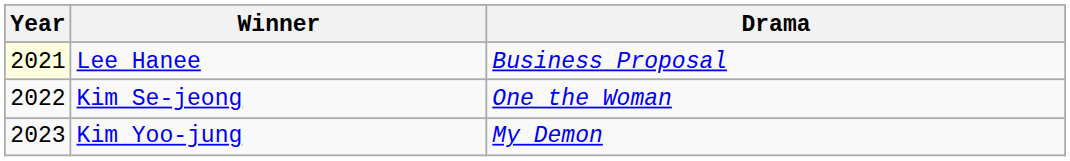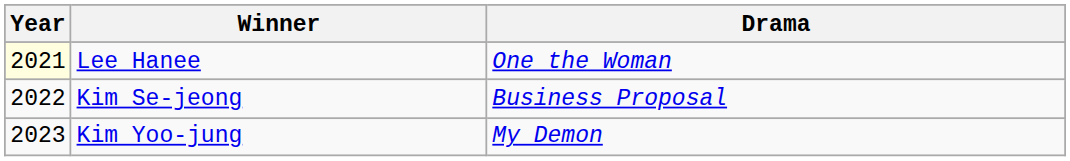(610, 61) Business Proposal -> (582, 61) One the Woman
(582, 99) One the Woman -> (610, 99) Business Proposal
